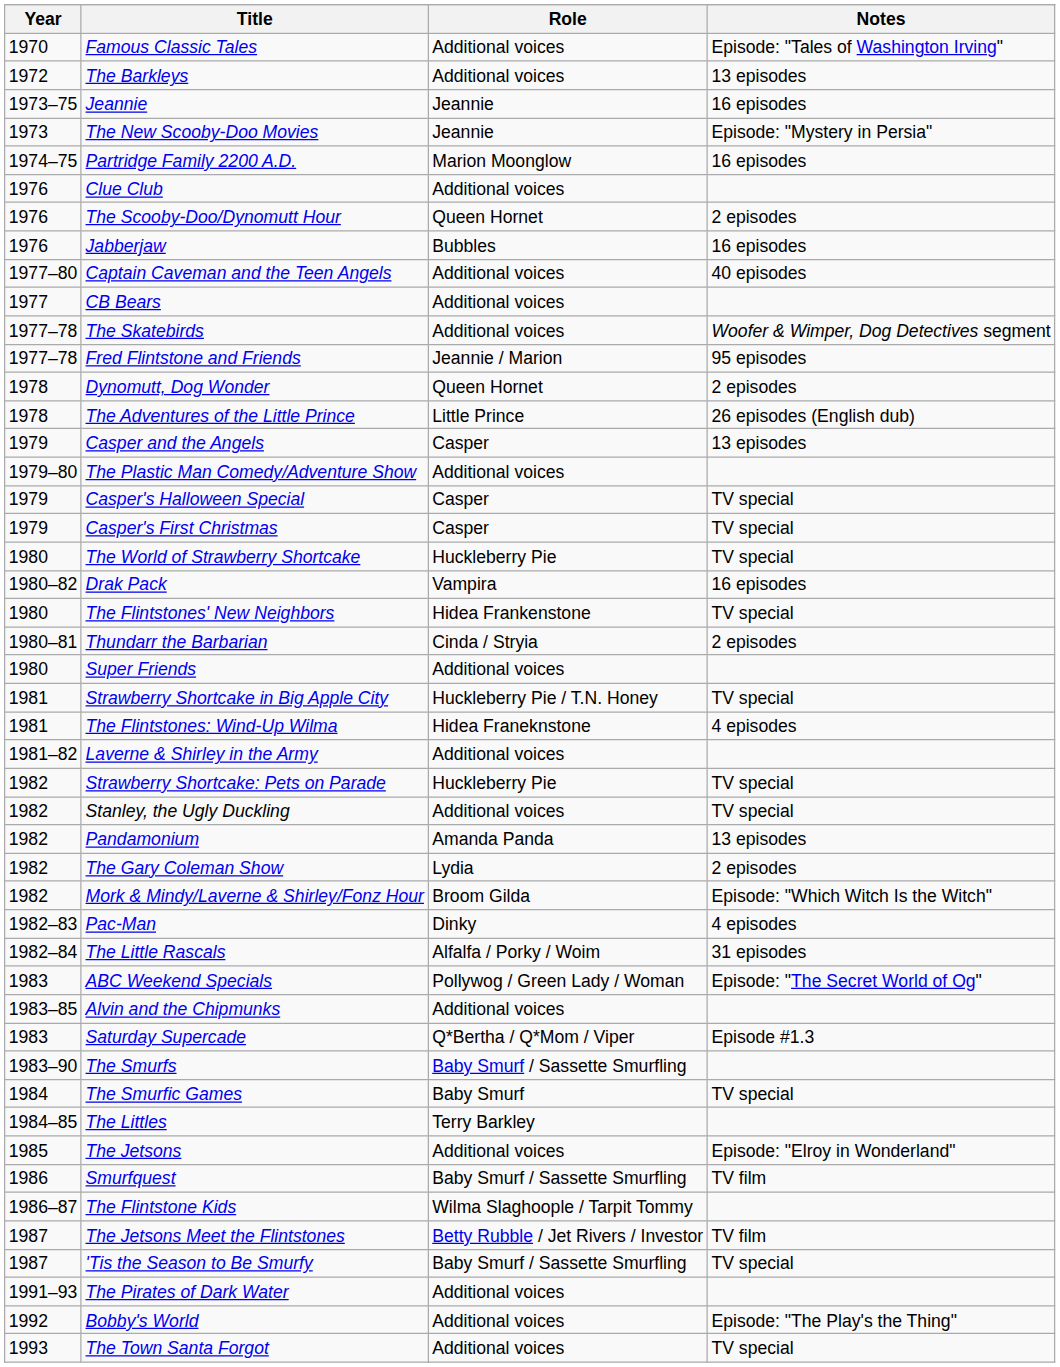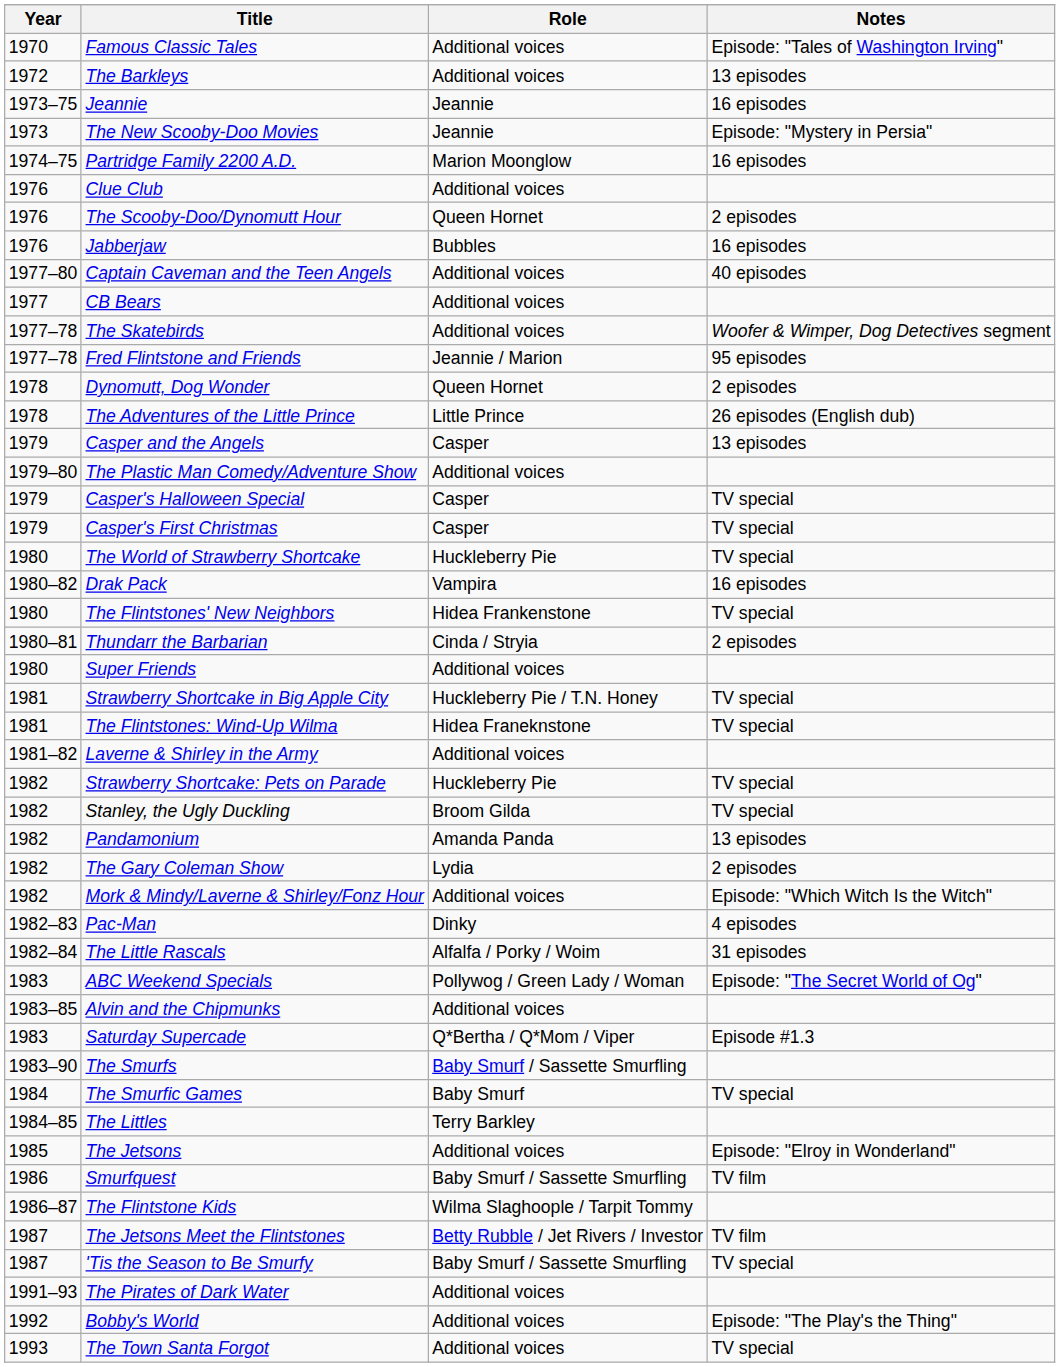(754, 726) 4 episodes -> (753, 726) TV special
(498, 811) Additional voices -> (481, 811) Broom Gilda
(481, 896) Broom Gilda -> (498, 896) Additional voices
